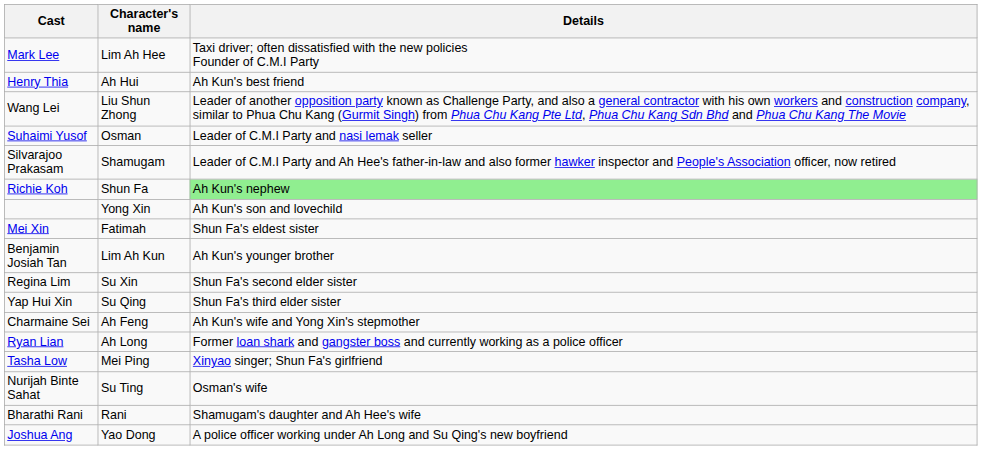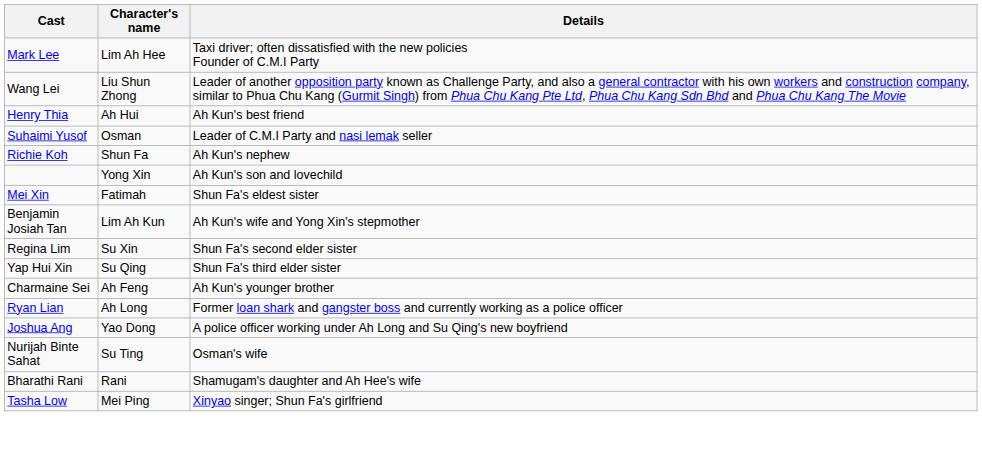rows swapped: (38, 82) <-> (33, 108)
- row: (35, 162)
(241, 189) lightgreen background -> (241, 155) no background
(263, 255) Ah Kun's younger brother -> (306, 221) Ah Kun's wife and Yong Xin's stepmother
(306, 322) Ah Kun's wife and Yong Xin's stepmother -> (263, 288) Ah Kun's younger brother
rows swapped: (37, 361) <-> (40, 435)
